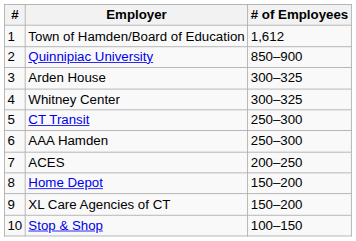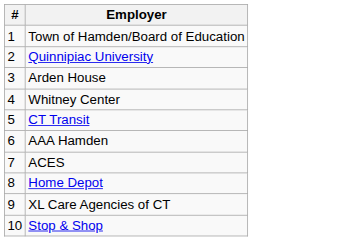- column: (300, 15)
